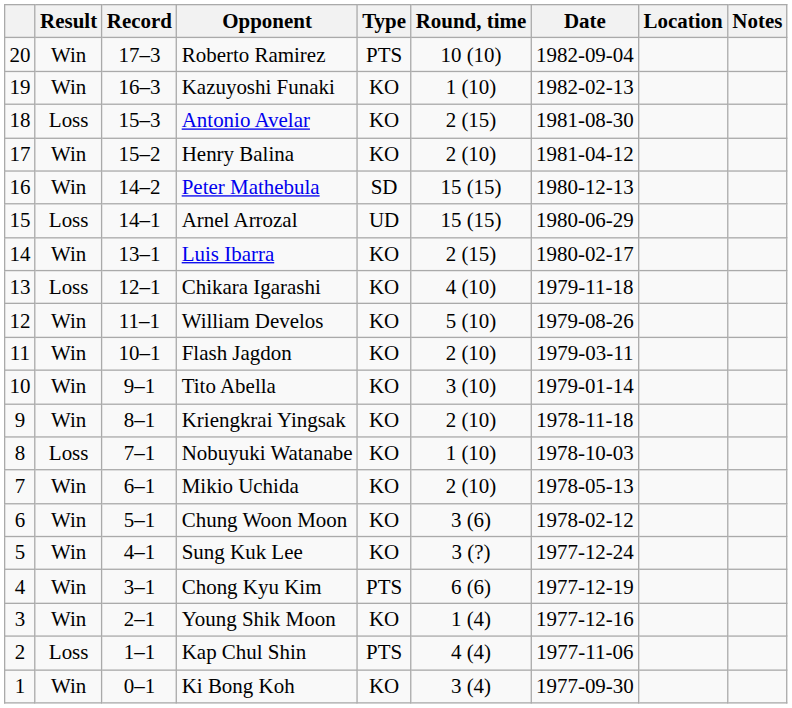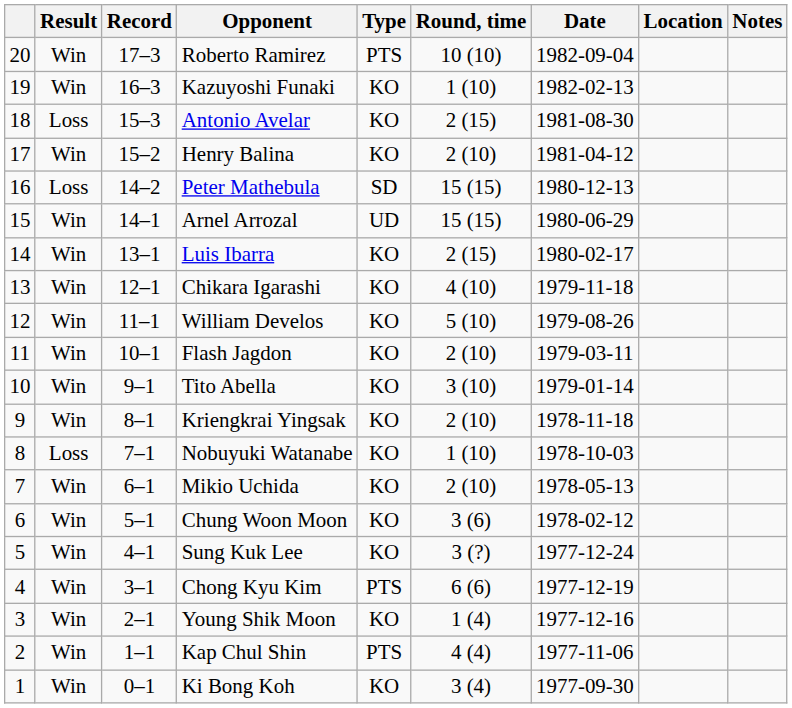(69, 187) Win -> (69, 187) Loss
(69, 220) Loss -> (69, 220) Win
(69, 287) Loss -> (69, 287) Win
(69, 652) Loss -> (69, 652) Win
